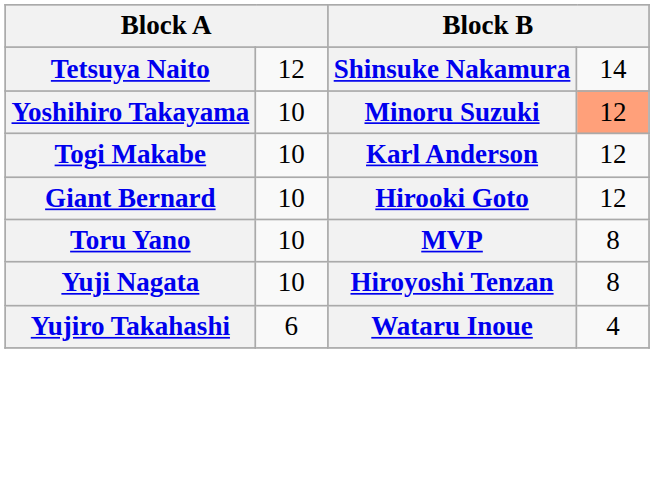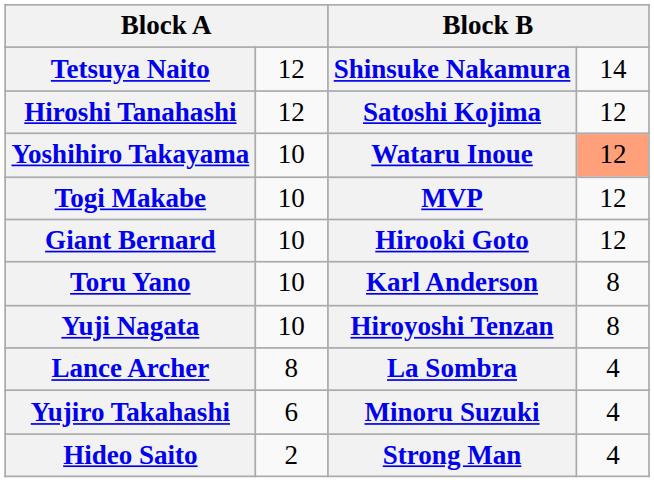+ row: (130, 111)
(452, 111) Minoru Suzuki -> (452, 154) Wataru Inoue
(452, 154) Karl Anderson -> (452, 197) MVP
(452, 240) MVP -> (452, 283) Karl Anderson
+ row: (130, 369)
(452, 326) Wataru Inoue -> (452, 411) Minoru Suzuki
+ row: (130, 454)
